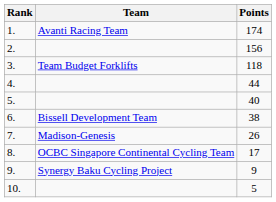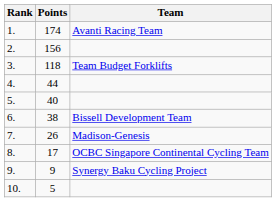columns swapped: (136, 13) <-> (254, 13)
